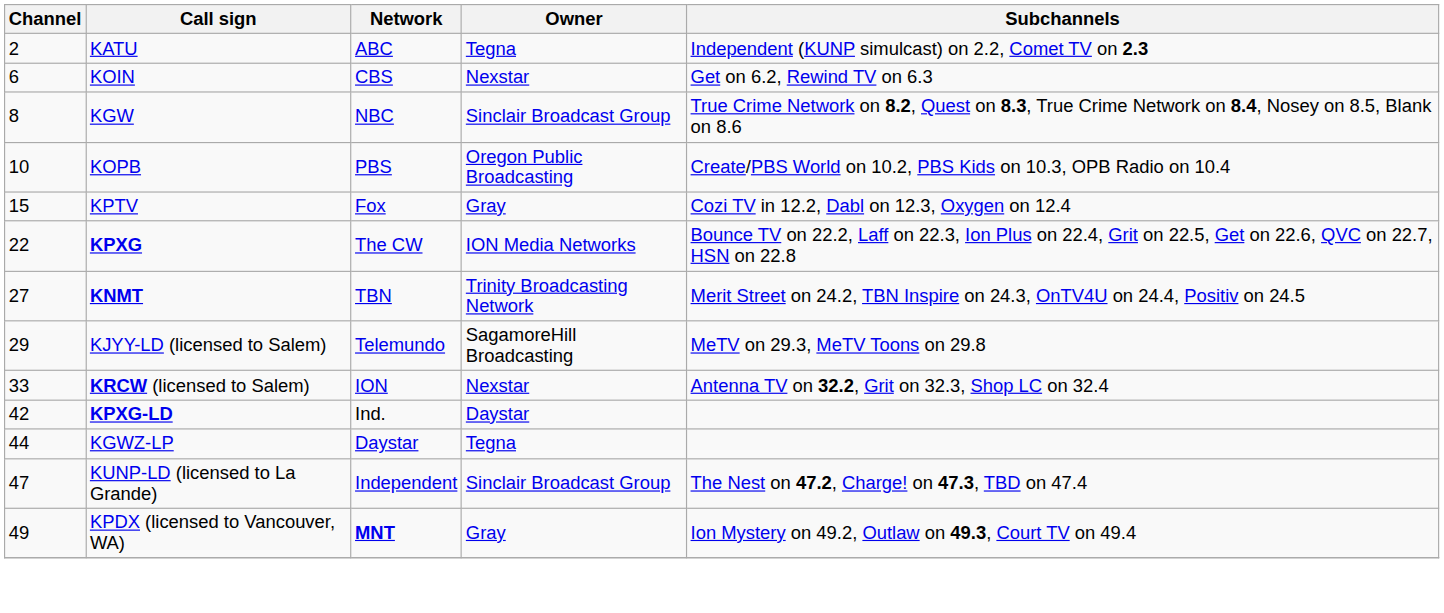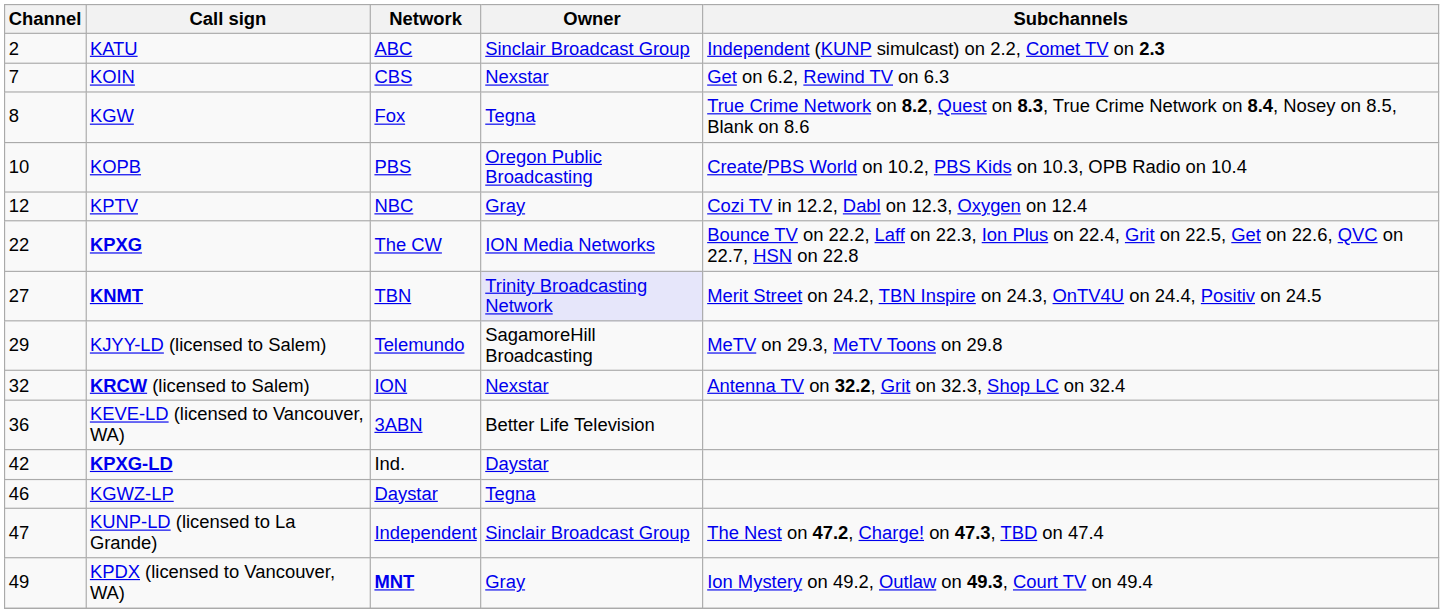(491, 48) Tegna -> (588, 48) Sinclair Broadcast Group
(14, 77) 6 -> (14, 77) 7
(374, 116) NBC -> (390, 116) Fox
(568, 116) Sinclair Broadcast Group -> (510, 116) Tegna
(19, 206) 15 -> (19, 206) 12
(370, 206) Fox -> (394, 206) NBC
(547, 295) no background -> (566, 295) lavender background
(19, 385) 33 -> (19, 385) 32
+ row: (227, 424)
(19, 443) 44 -> (19, 493) 46
